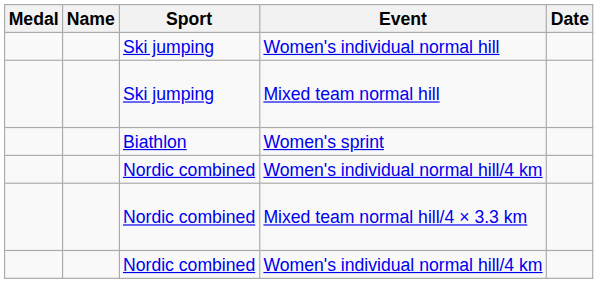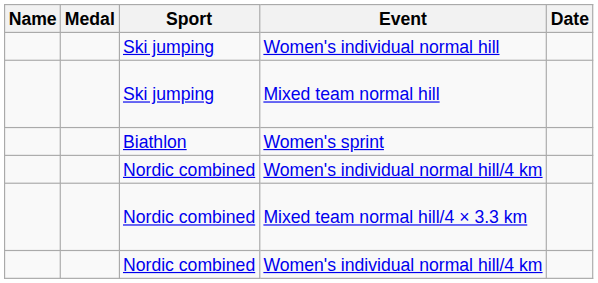columns swapped: (34, 19) <-> (91, 19)
